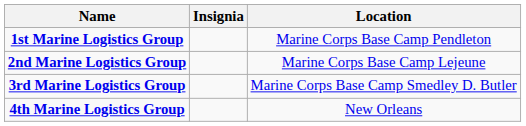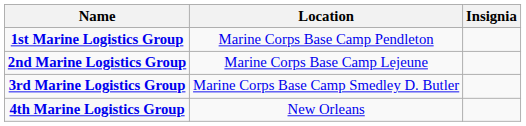columns swapped: (218, 16) <-> (384, 16)
